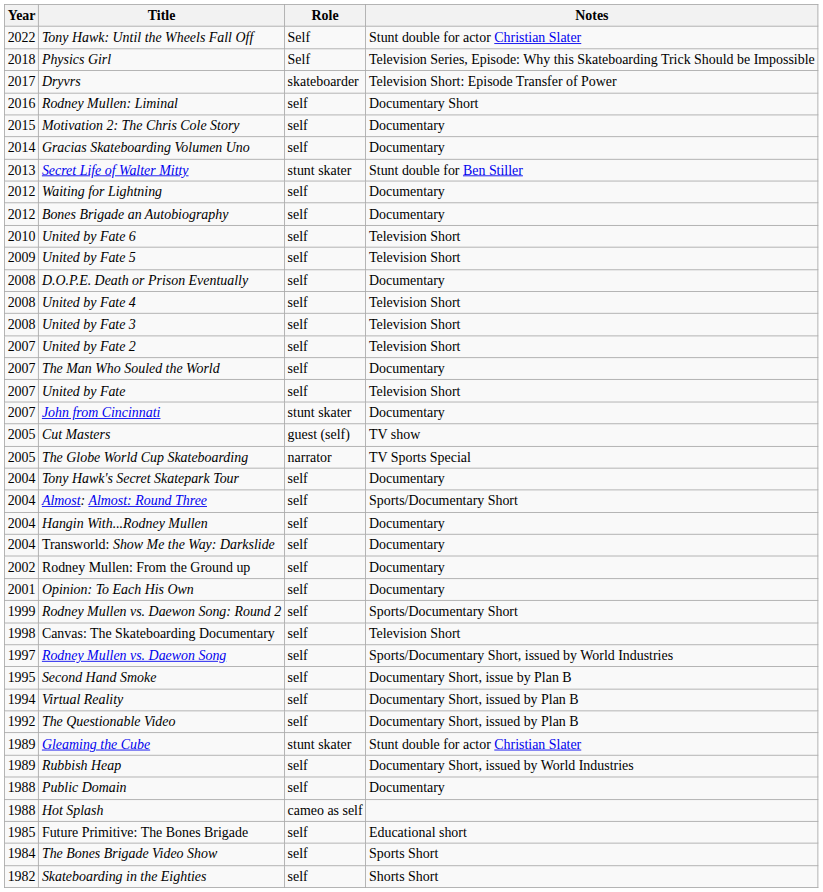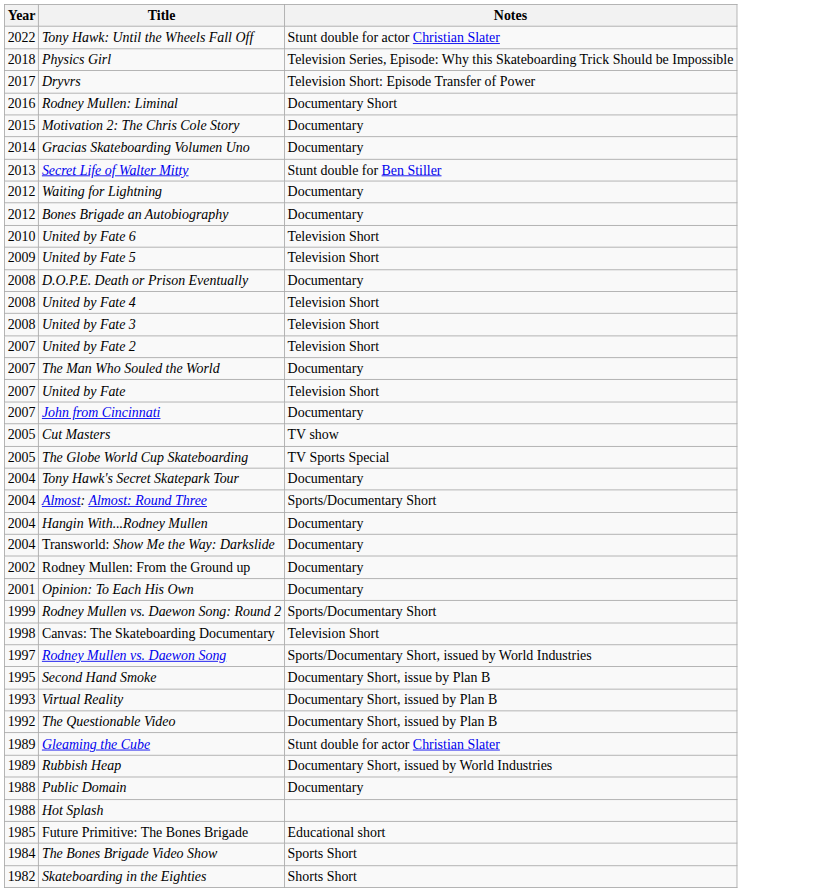- column: (325, 15)
(22, 699) 1994 -> (22, 699) 1993
